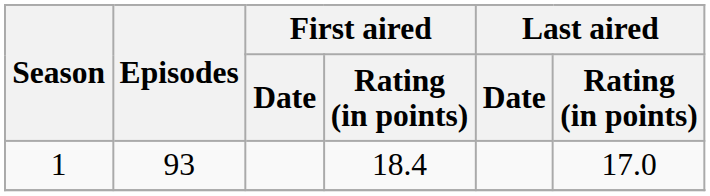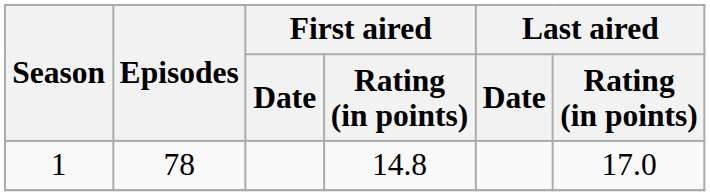(179, 164) 93 -> (179, 164) 78
(400, 164) 18.4 -> (400, 164) 14.8
